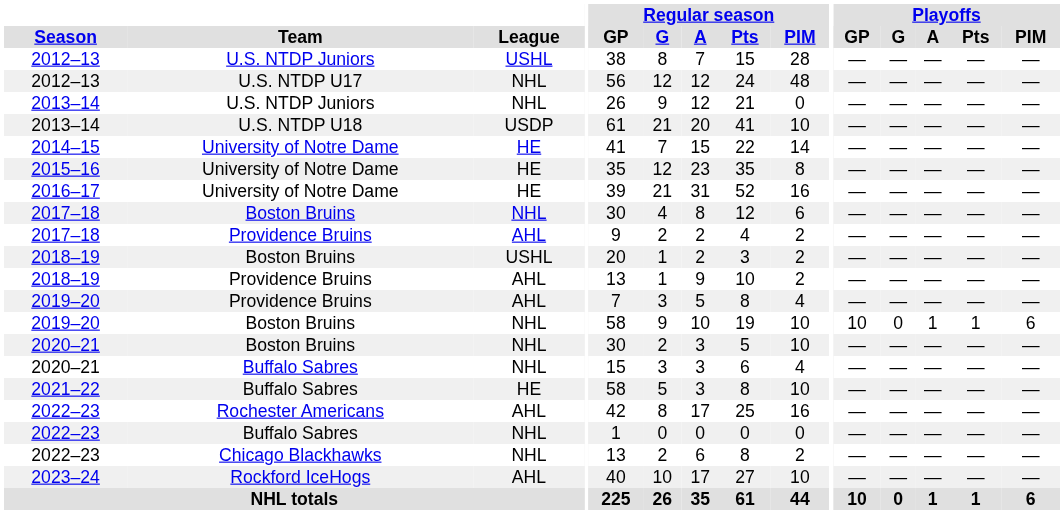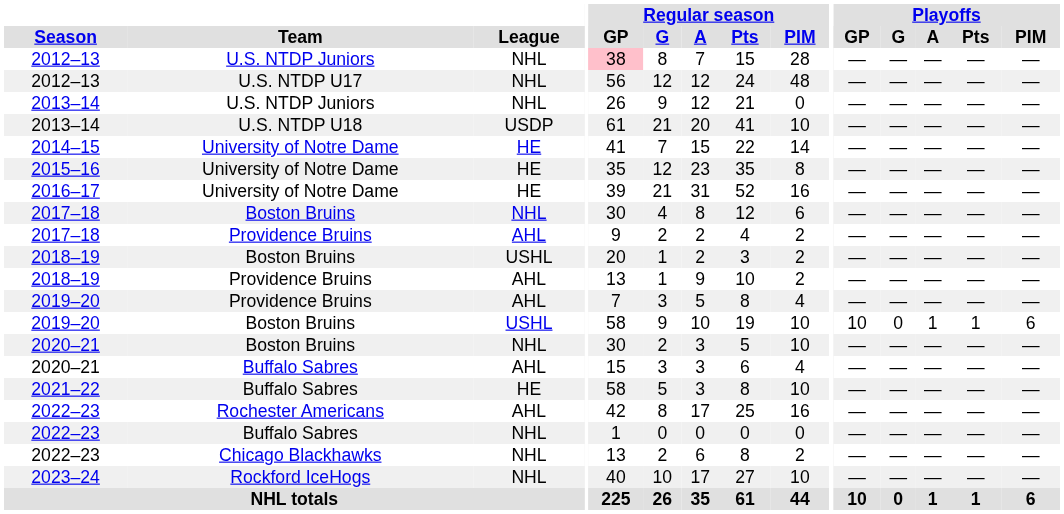(529, 58) USHL -> (529, 58) NHL
(616, 58) no background -> (616, 58) pink background
(529, 322) NHL -> (529, 322) USHL
(529, 366) NHL -> (529, 366) AHL
(529, 476) AHL -> (529, 476) NHL
